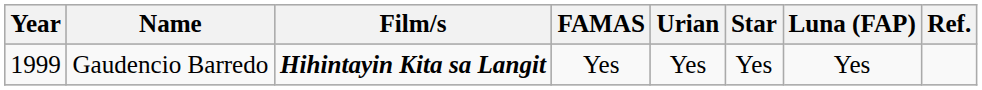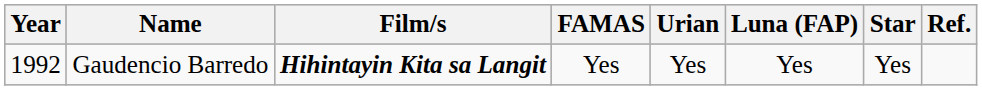columns swapped: (852, 24) <-> (754, 24)
(36, 64) 1999 -> (36, 64) 1992
